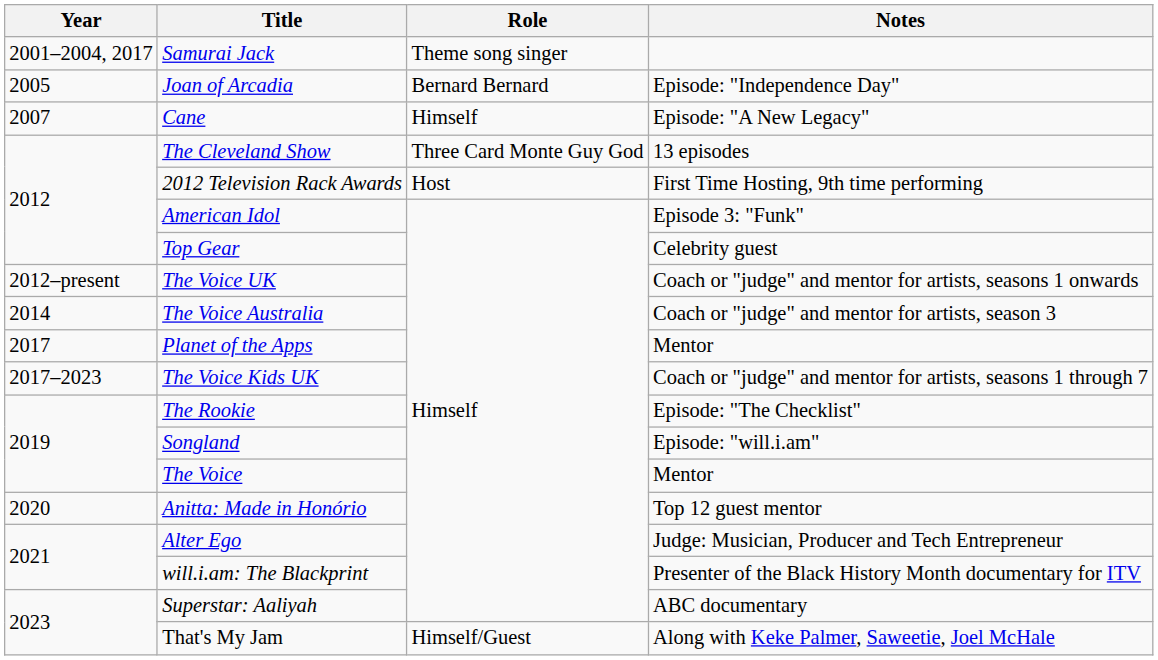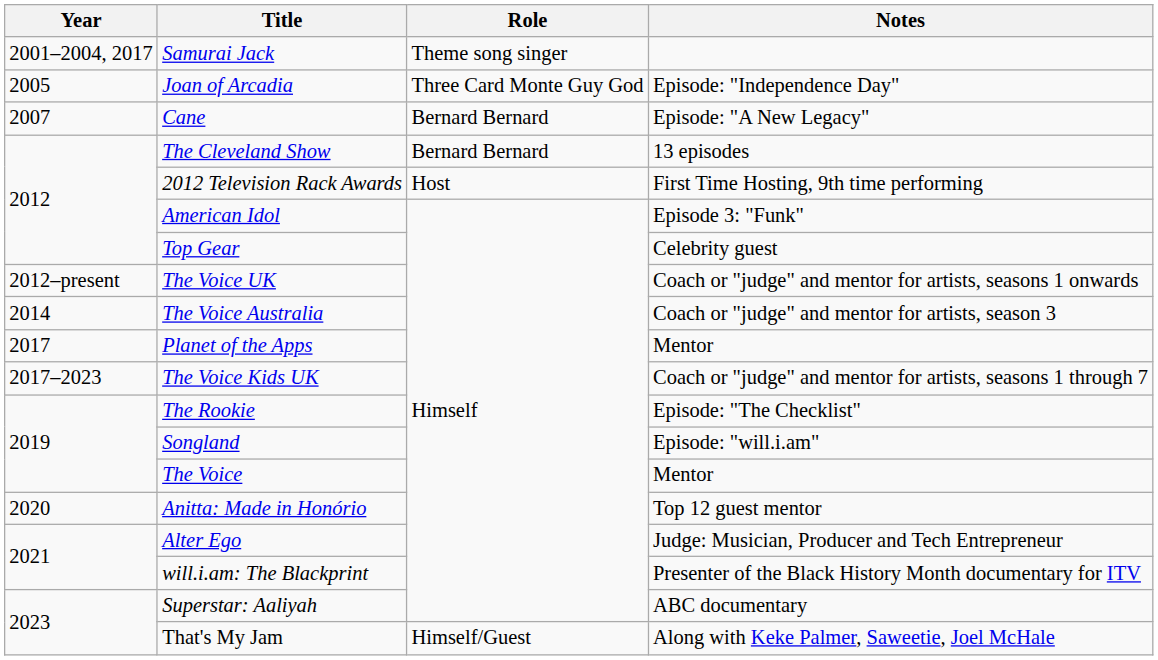(480, 85) Bernard Bernard -> (528, 85) Three Card Monte Guy God
(444, 118) Himself -> (480, 118) Bernard Bernard
(528, 150) Three Card Monte Guy God -> (480, 150) Bernard Bernard
